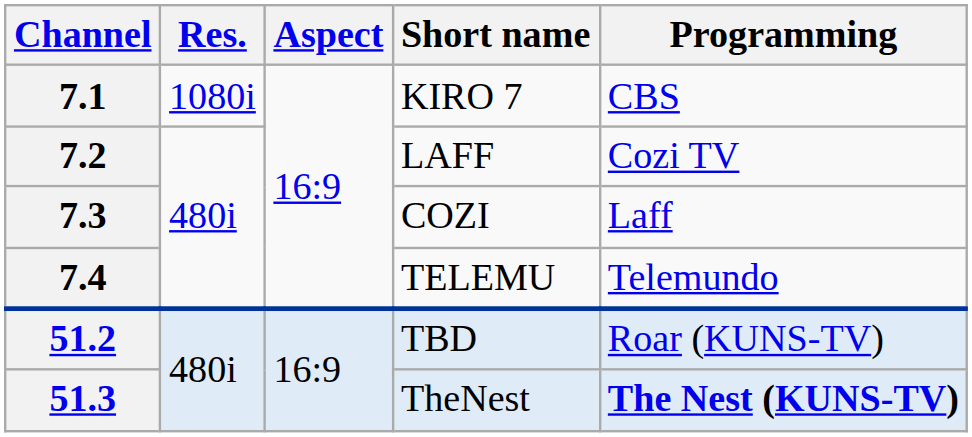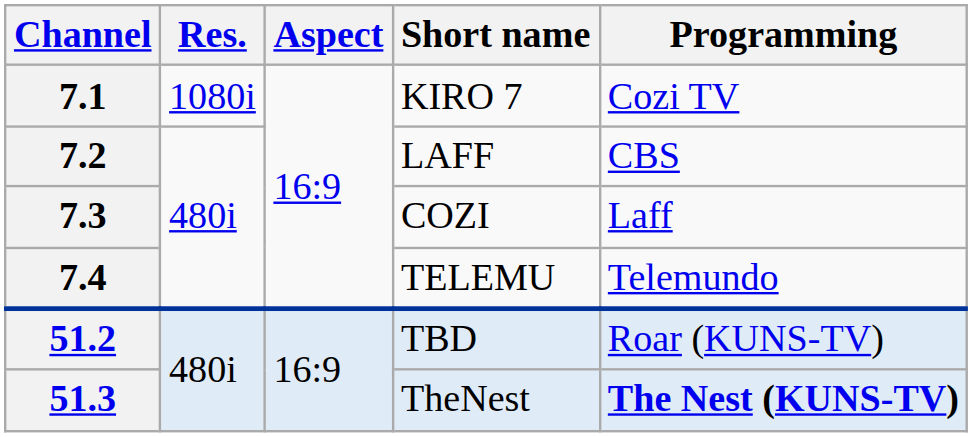(644, 95) CBS -> (674, 95) Cozi TV
(674, 155) Cozi TV -> (644, 155) CBS
